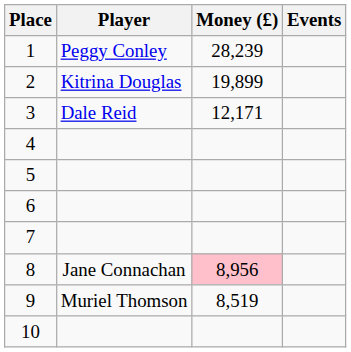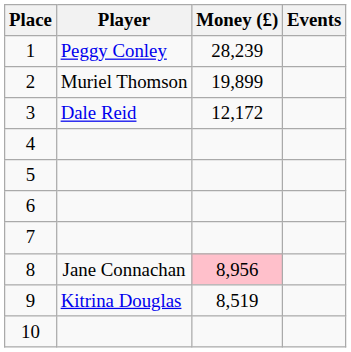(121, 82) Kitrina Douglas -> (124, 82) Muriel Thomson
(237, 113) 12,171 -> (237, 113) 12,172
(124, 299) Muriel Thomson -> (121, 299) Kitrina Douglas
